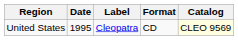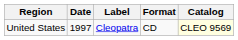(81, 27) 1995 -> (81, 27) 1997
